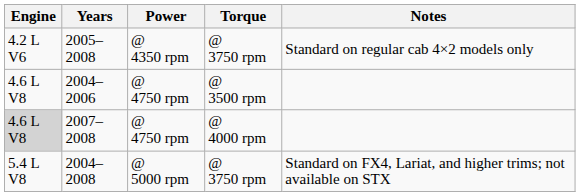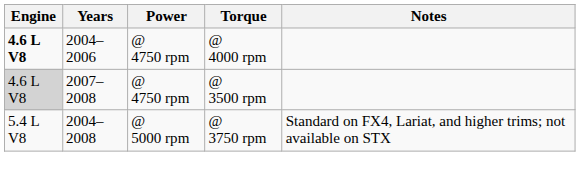- row: (84, 48)
(24, 89) normal -> (24, 48) bold
(237, 89) @ 3500 rpm -> (238, 48) @ 4000 rpm
(237, 130) @ 4000 rpm -> (238, 89) @ 3500 rpm
